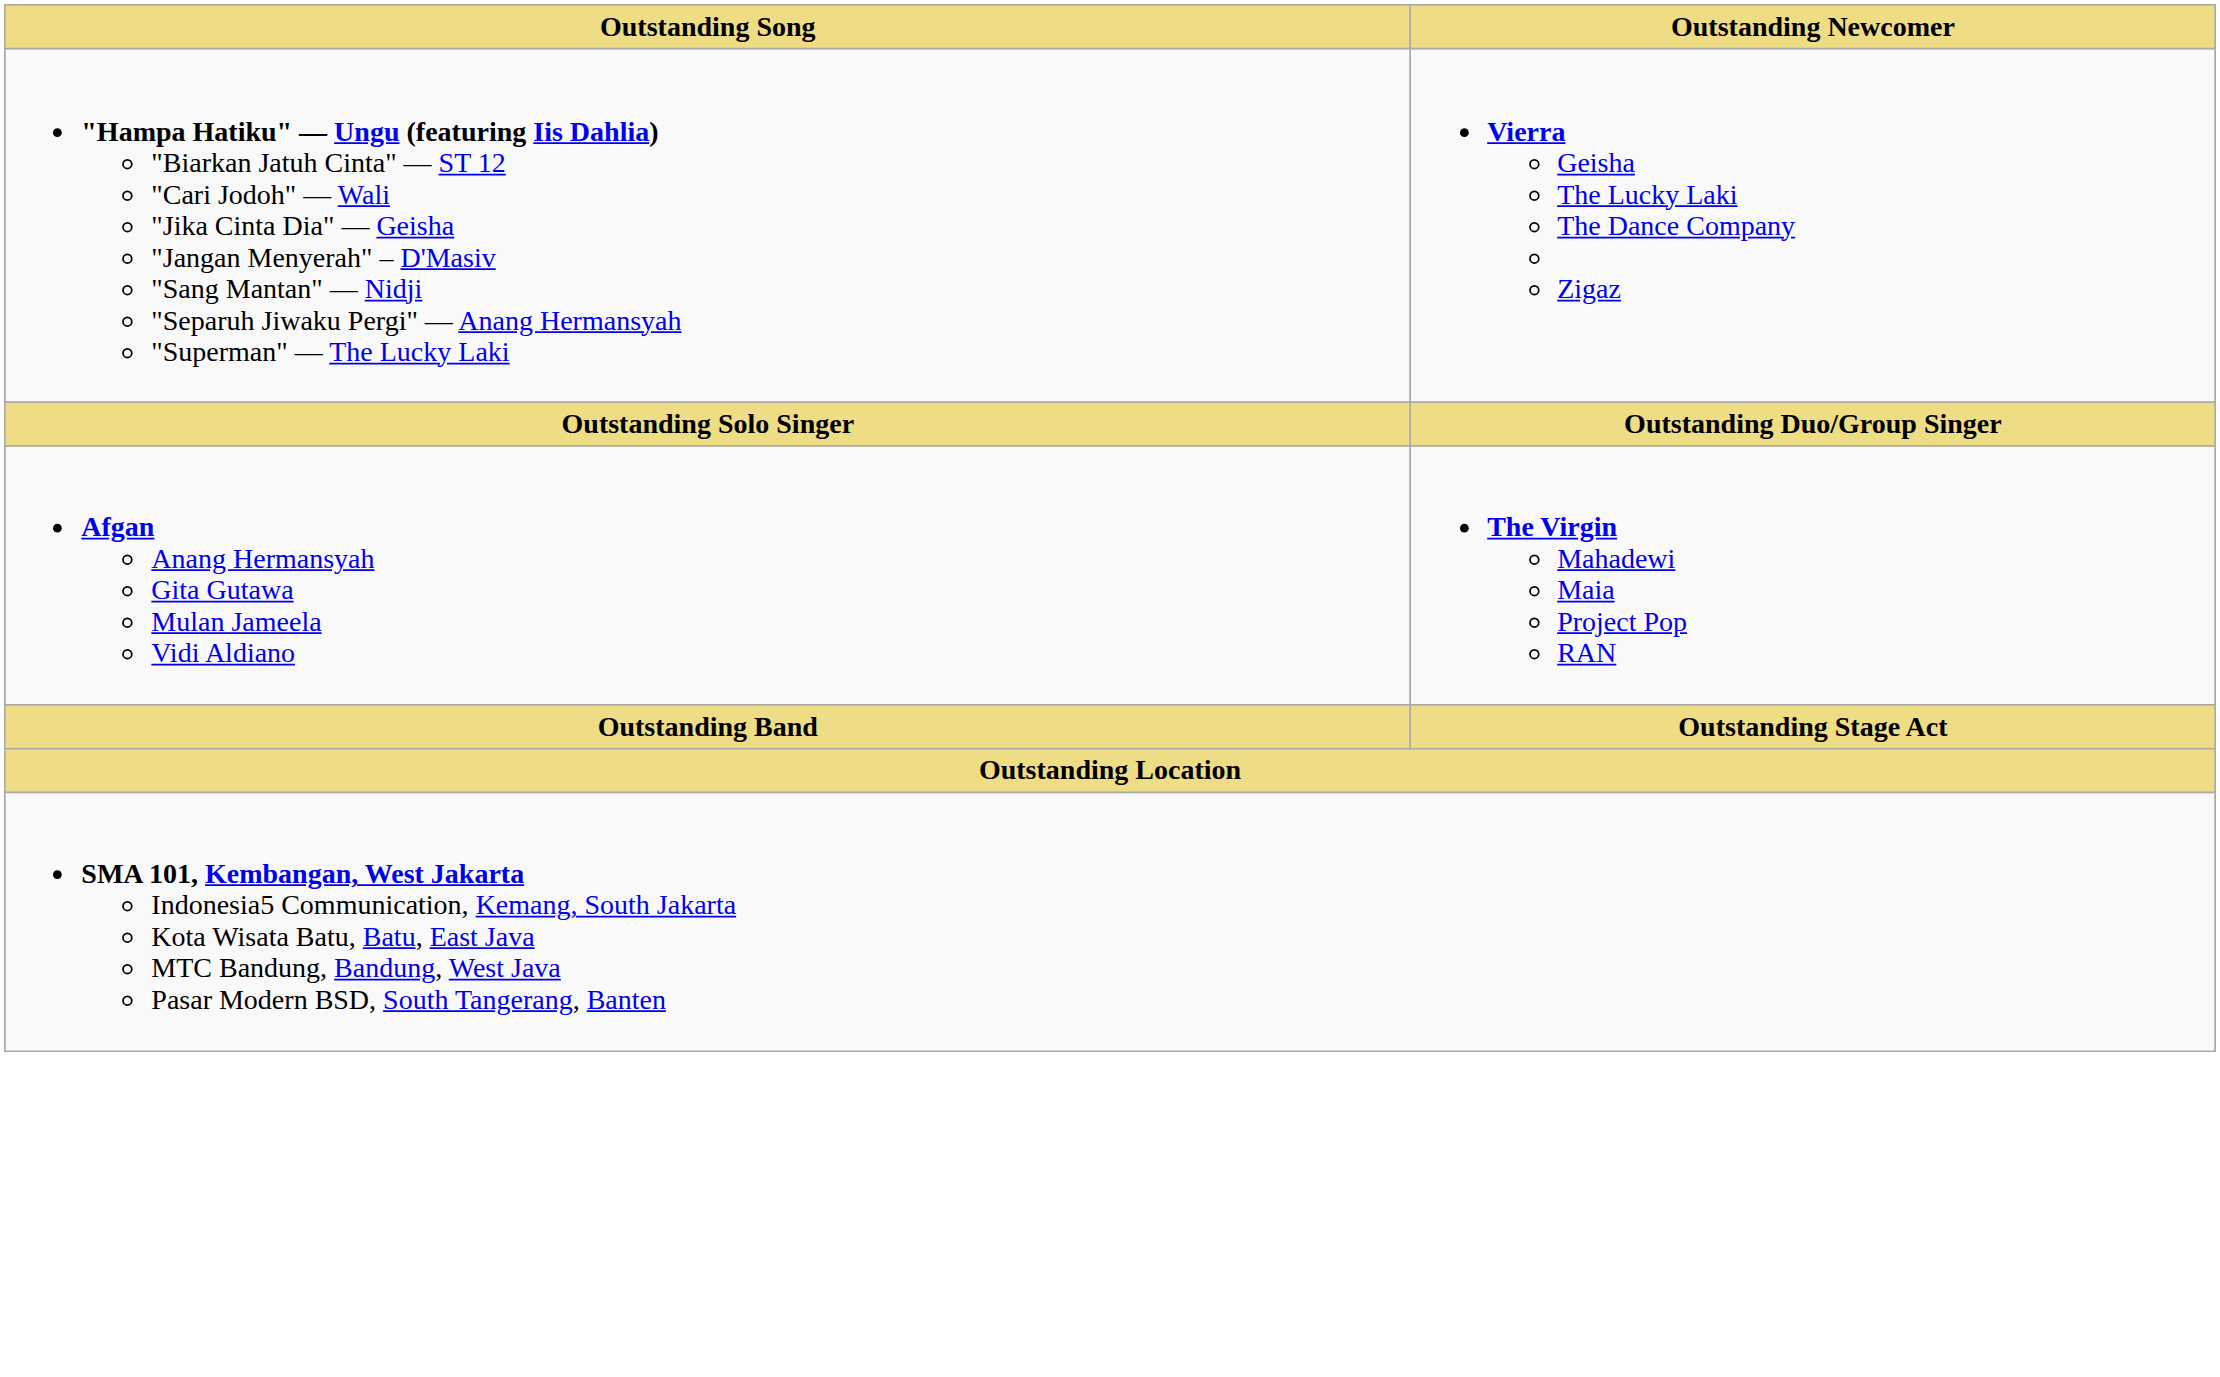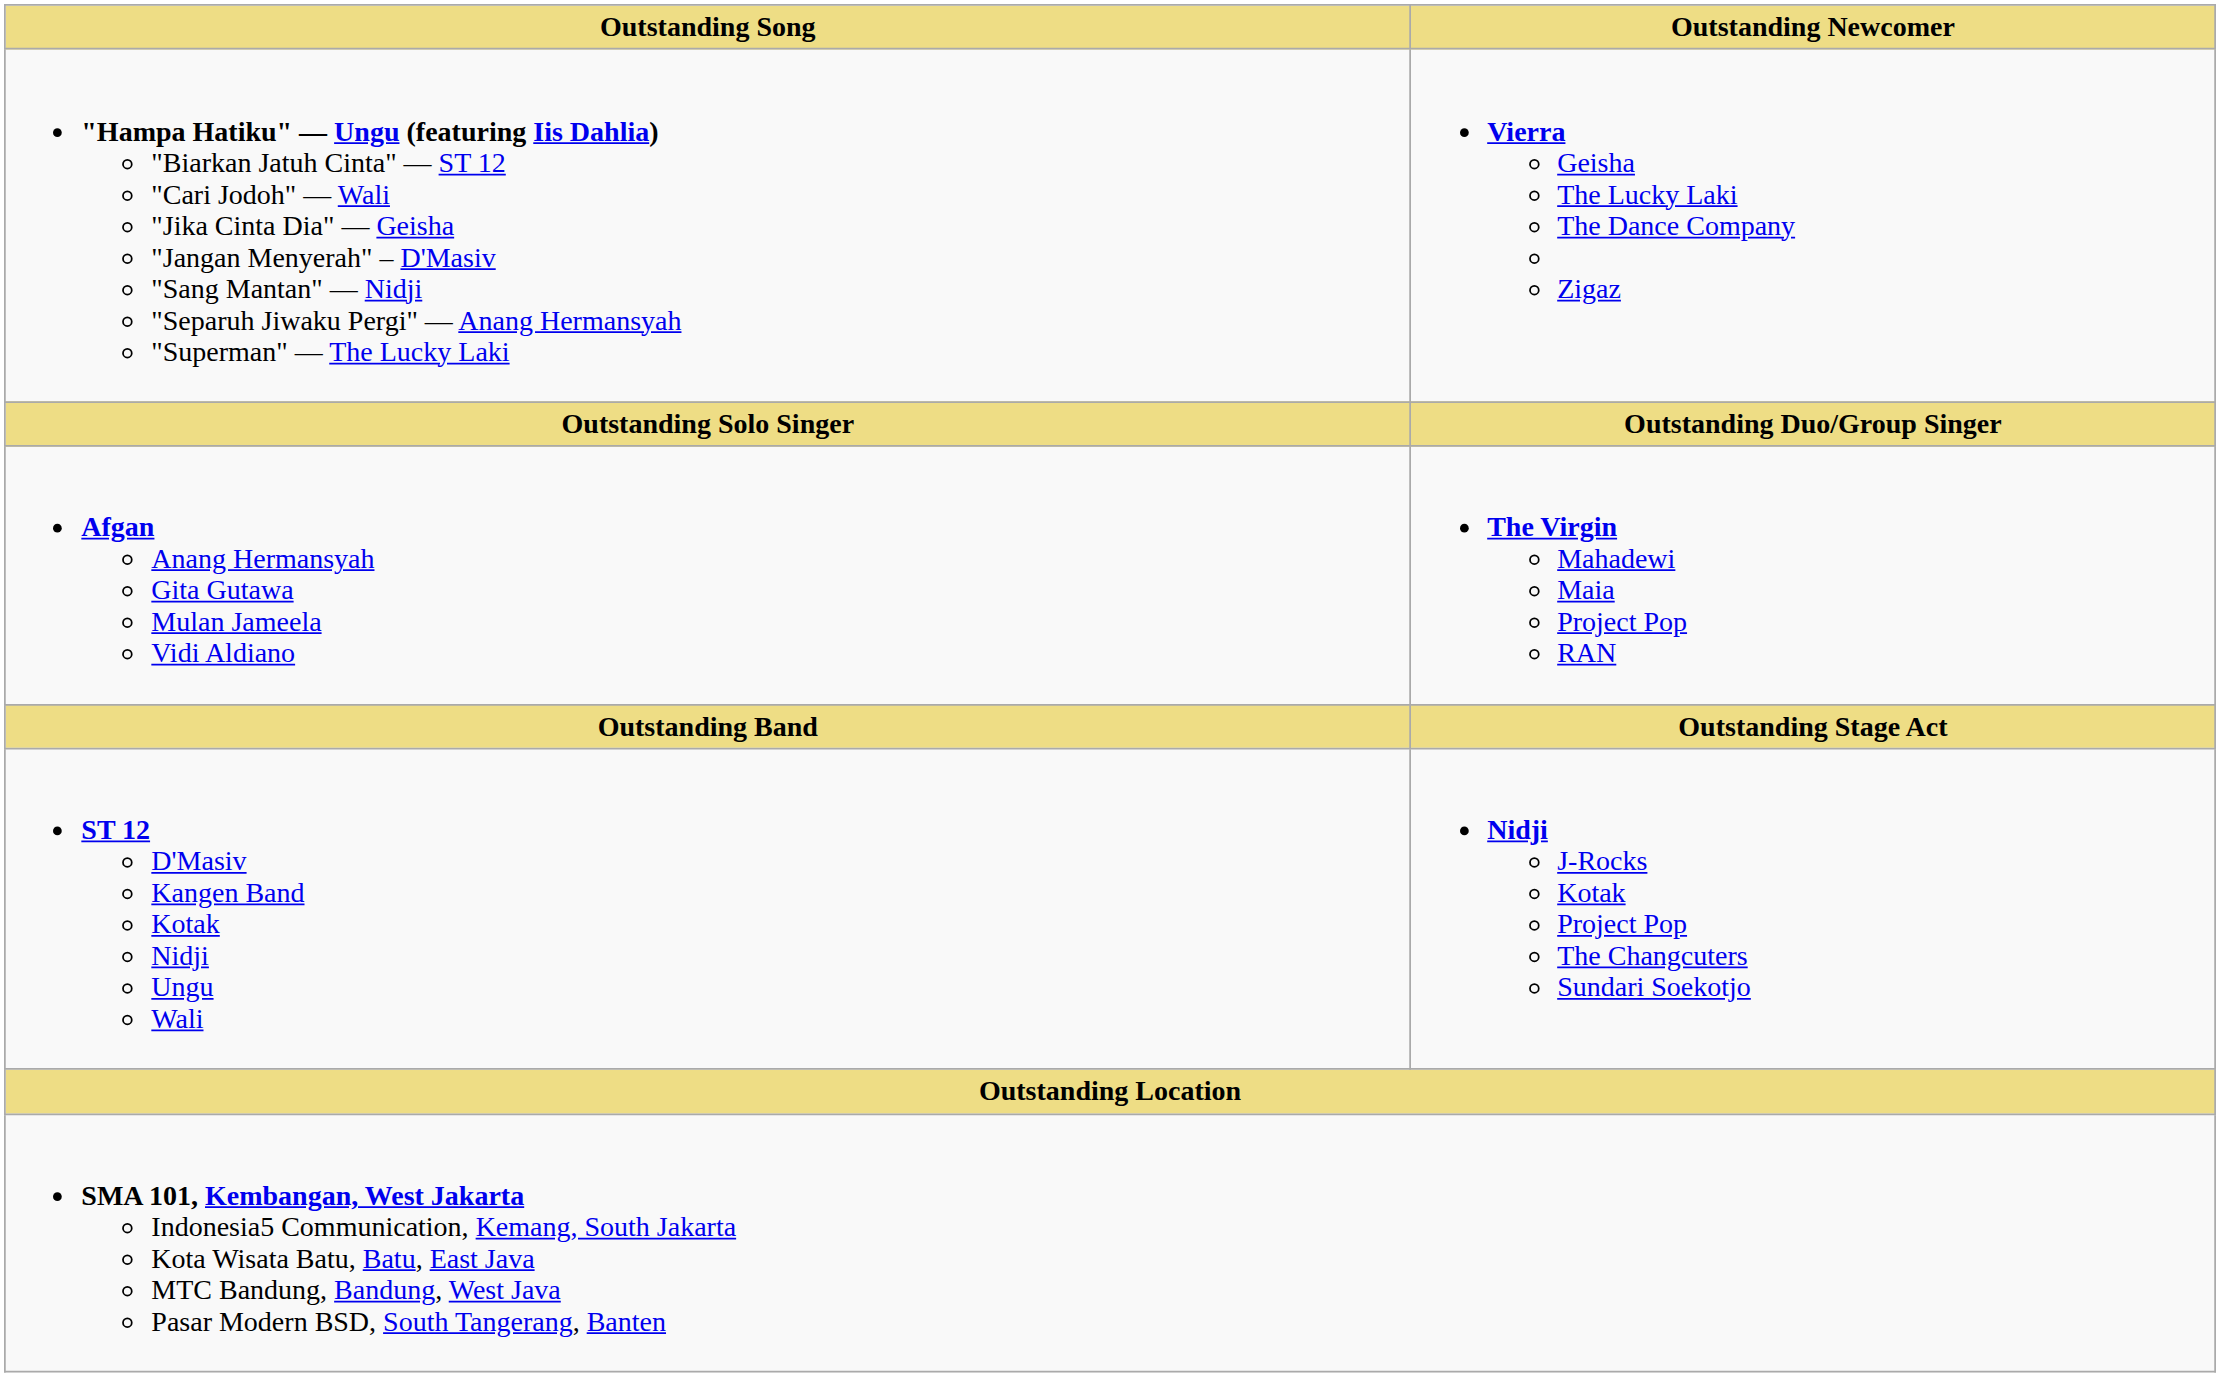+ row: (708, 925)
